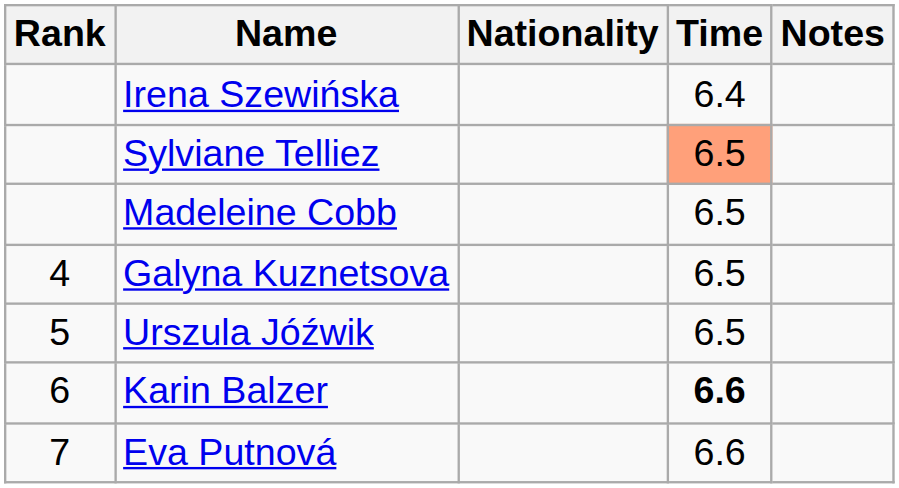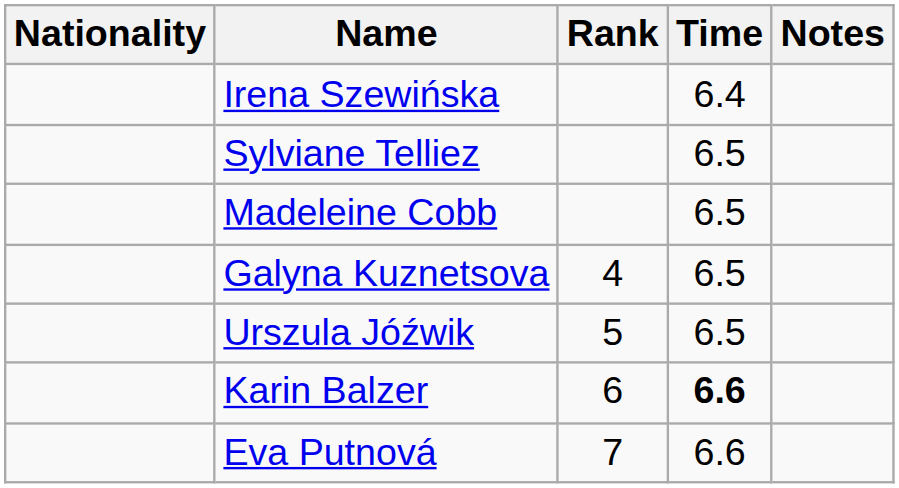columns swapped: (60, 34) <-> (563, 34)
(720, 153) lightsalmon background -> (720, 153) no background
